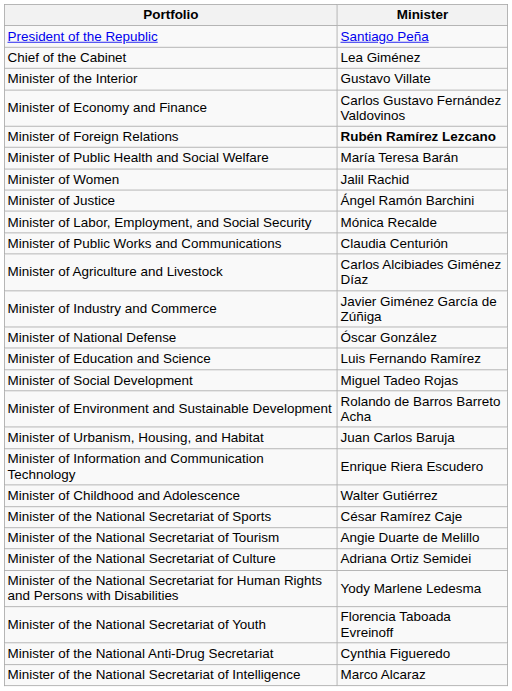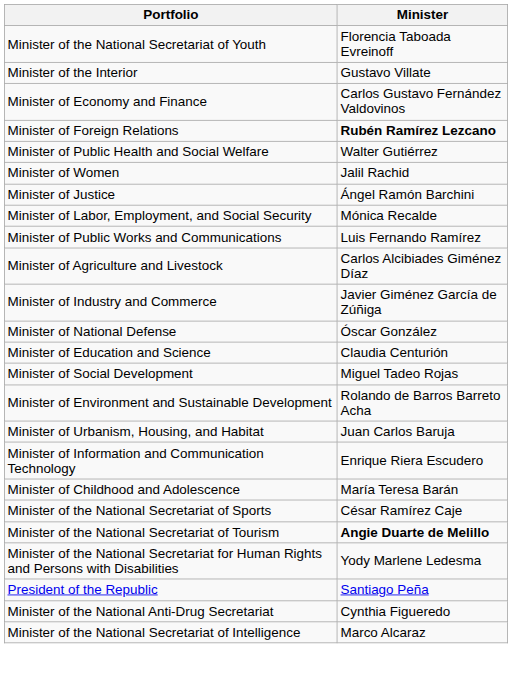rows swapped: (83, 36) <-> (137, 624)
- row: (67, 57)
(399, 158) María Teresa Barán -> (389, 151) Walter Gutiérrez
(394, 243) Claudia Centurión -> (411, 237) Luis Fernando Ramírez
(411, 358) Luis Fernando Ramírez -> (394, 352) Claudia Centurión
(389, 495) Walter Gutiérrez -> (399, 489) María Teresa Barán
(410, 538) normal -> (415, 532) bold
- row: (142, 559)
